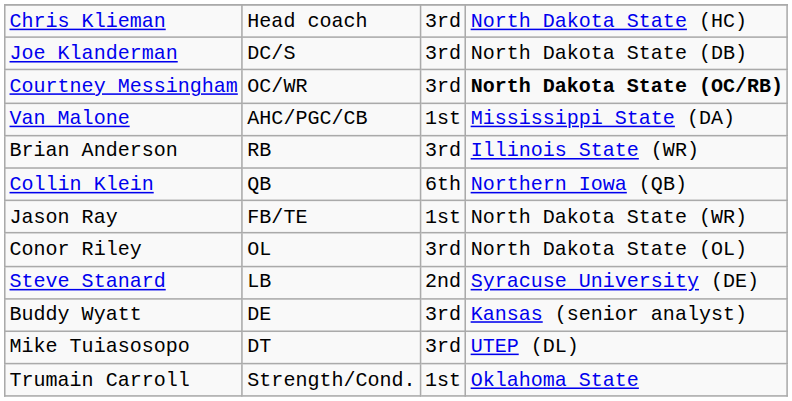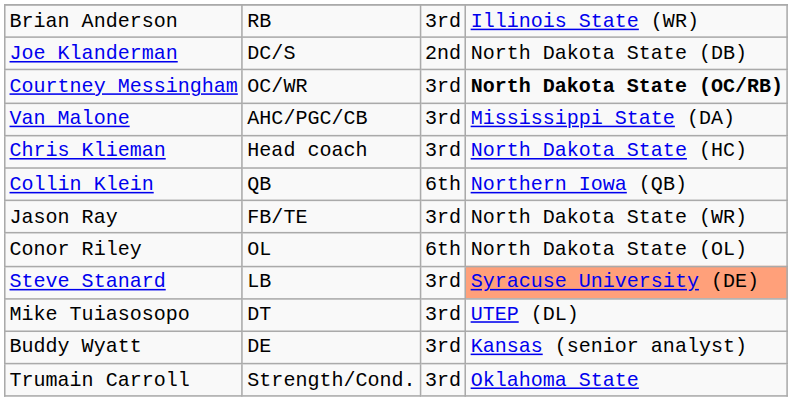rows swapped: (88, 21) <-> (94, 152)
(443, 54) 3rd -> (443, 54) 2nd
(443, 119) 1st -> (443, 119) 3rd
(443, 217) 1st -> (443, 217) 3rd
(443, 249) 3rd -> (443, 249) 6th
(443, 282) 2nd -> (443, 282) 3rd
(615, 282) no background -> (615, 282) lightsalmon background
rows swapped: (100, 347) <-> (76, 315)
(443, 380) 1st -> (443, 380) 3rd
